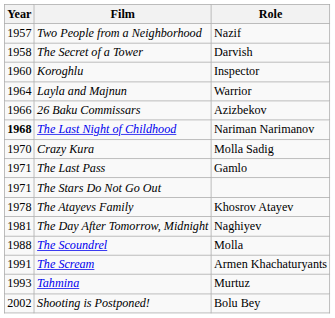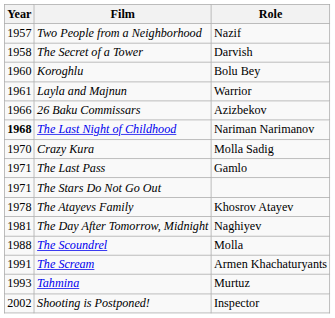(237, 71) Inspector -> (237, 71) Bolu Bey
(19, 91) 1964 -> (19, 91) 1961
(237, 303) Bolu Bey -> (237, 303) Inspector
